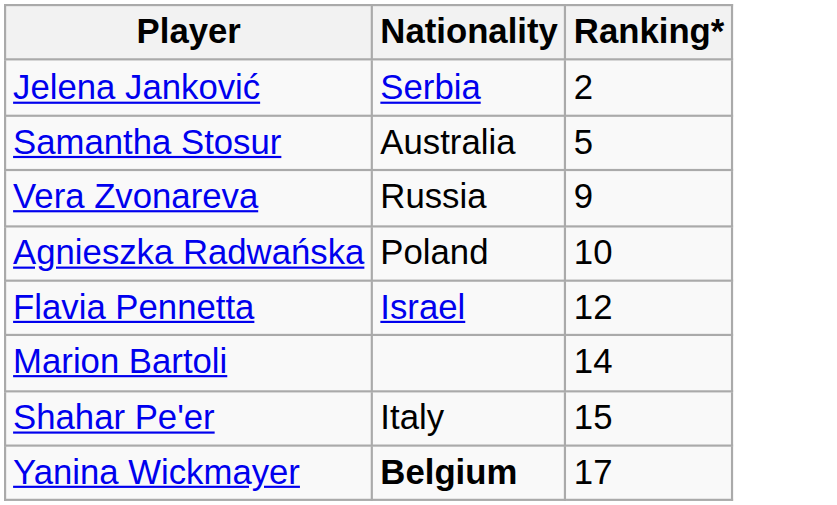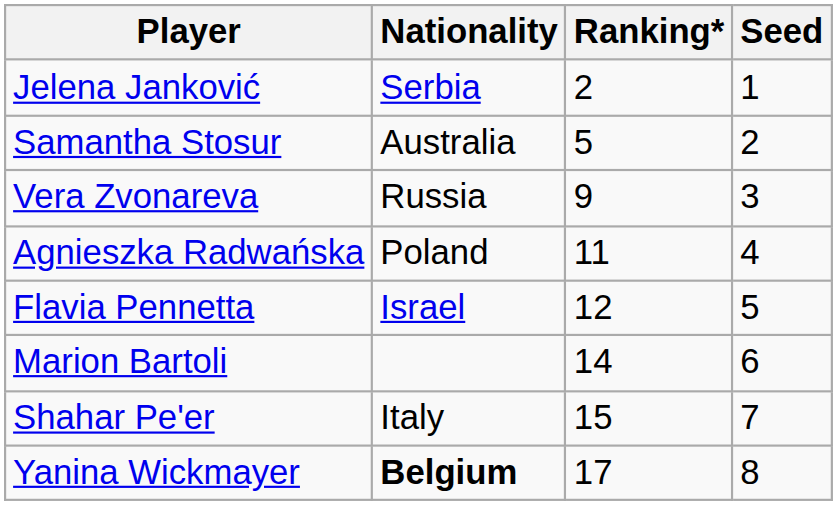+ column: (782, 32)
(593, 252) 10 -> (592, 252) 11
